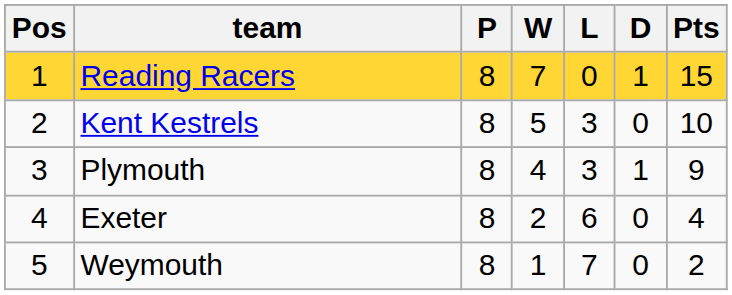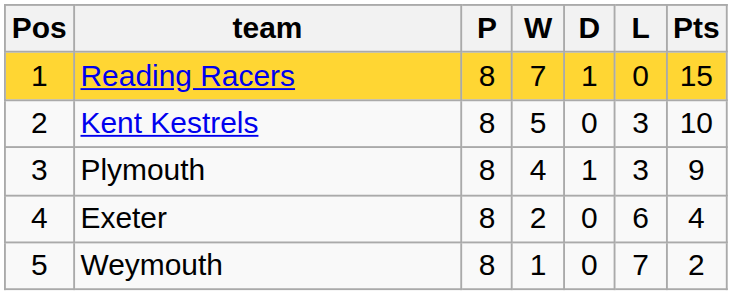columns swapped: (641, 28) <-> (589, 28)
